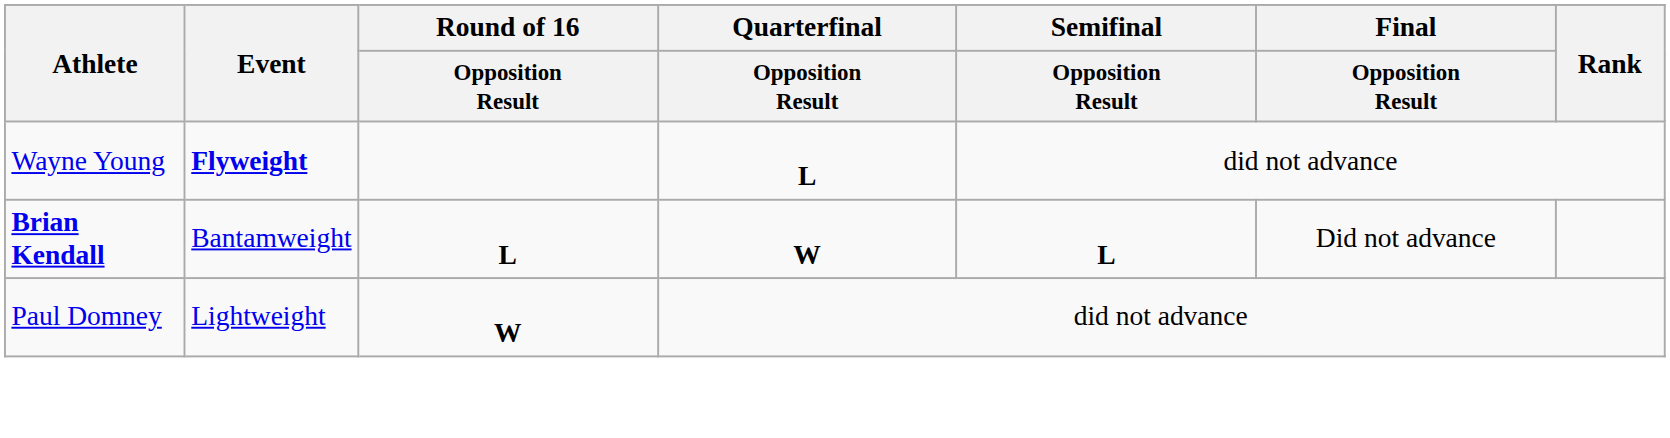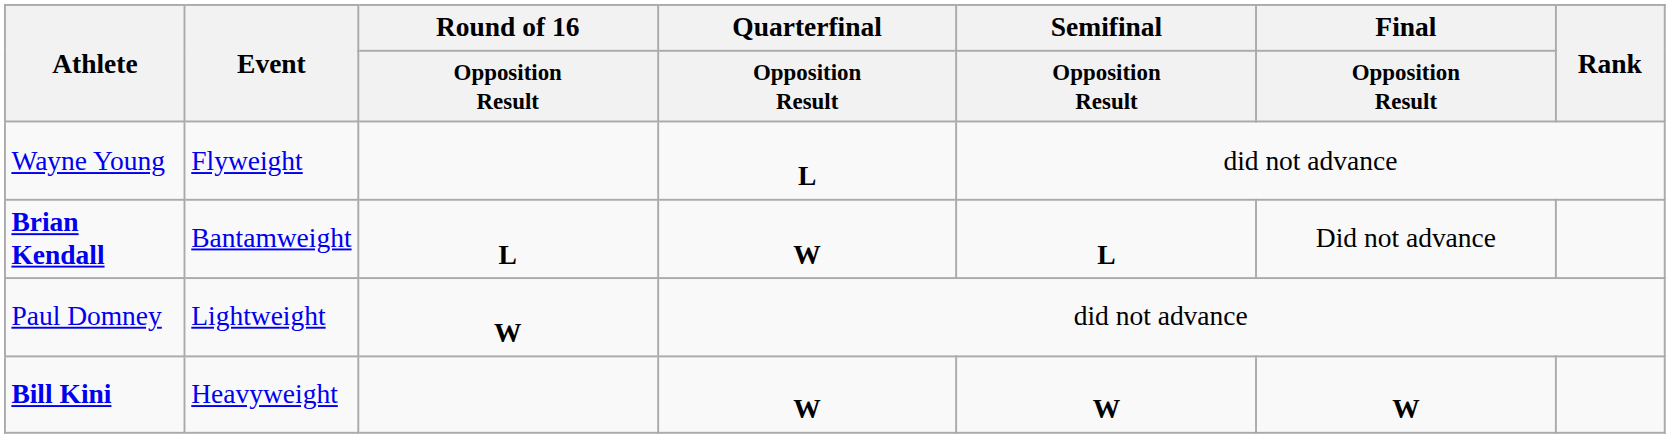(249, 160) bold -> (247, 160) normal
+ row: (61, 394)
